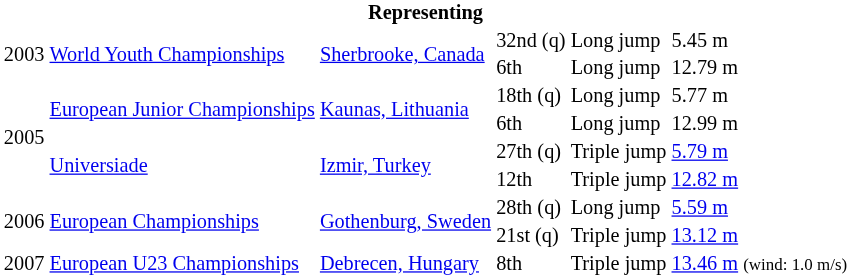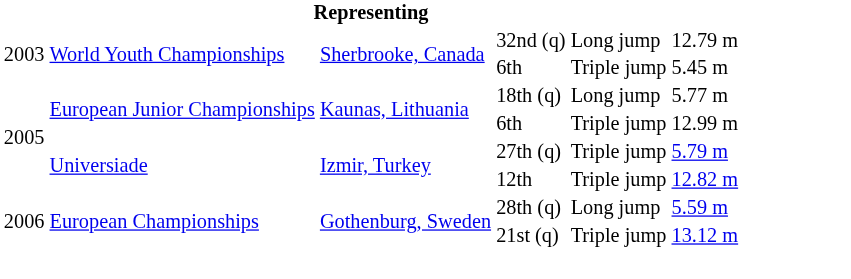(700, 40) 5.45 m -> (705, 40) 12.79 m
(616, 67) Long jump -> (619, 67) Triple jump
(705, 67) 12.79 m -> (700, 67) 5.45 m
(616, 123) Long jump -> (619, 123) Triple jump
- row: (174, 263)
